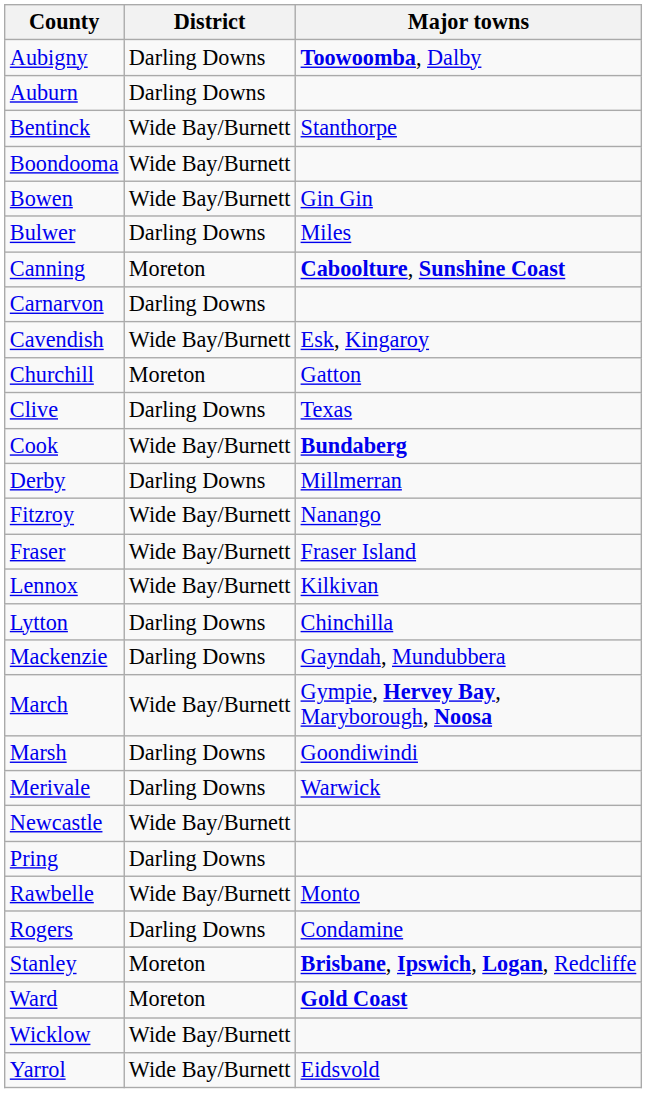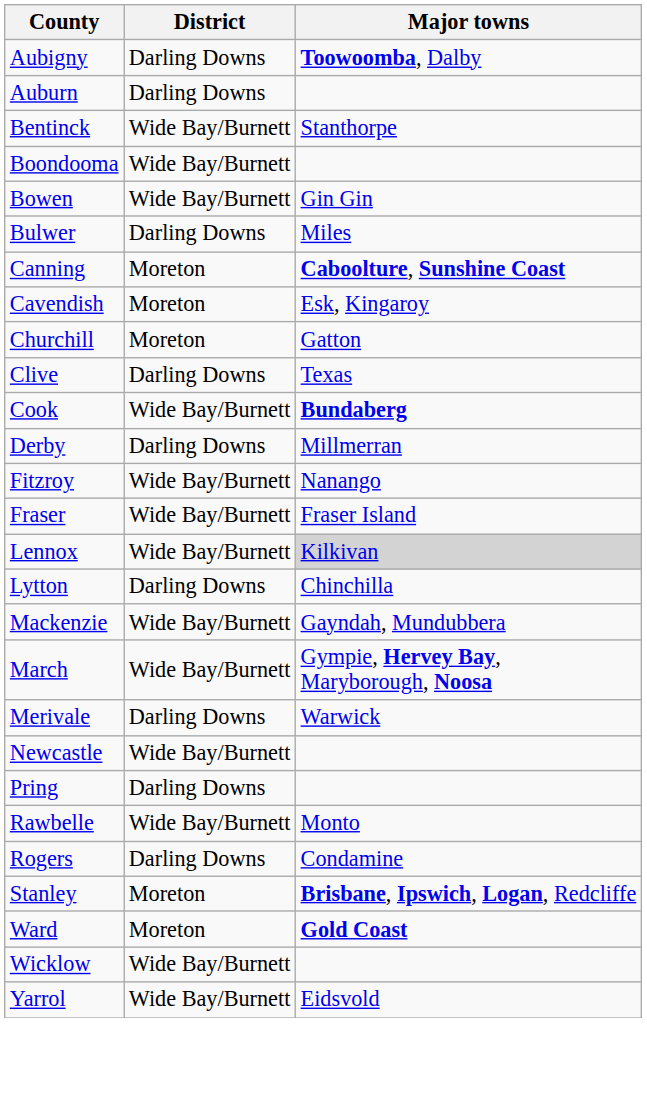- row: (57, 304)
(210, 339) Wide Bay/Burnett -> (167, 304) Moreton
(340, 586) no background -> (340, 551) lightgrey background
(197, 657) Darling Downs -> (210, 621) Wide Bay/Burnett
- row: (38, 752)
